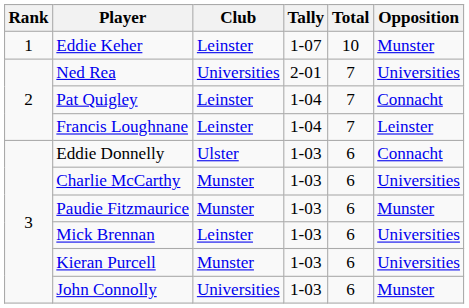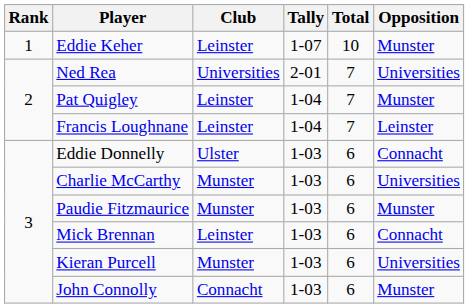(410, 99) Connacht -> (406, 99) Munster
(419, 235) Universities -> (410, 235) Connacht
(238, 289) Universities -> (230, 289) Connacht
